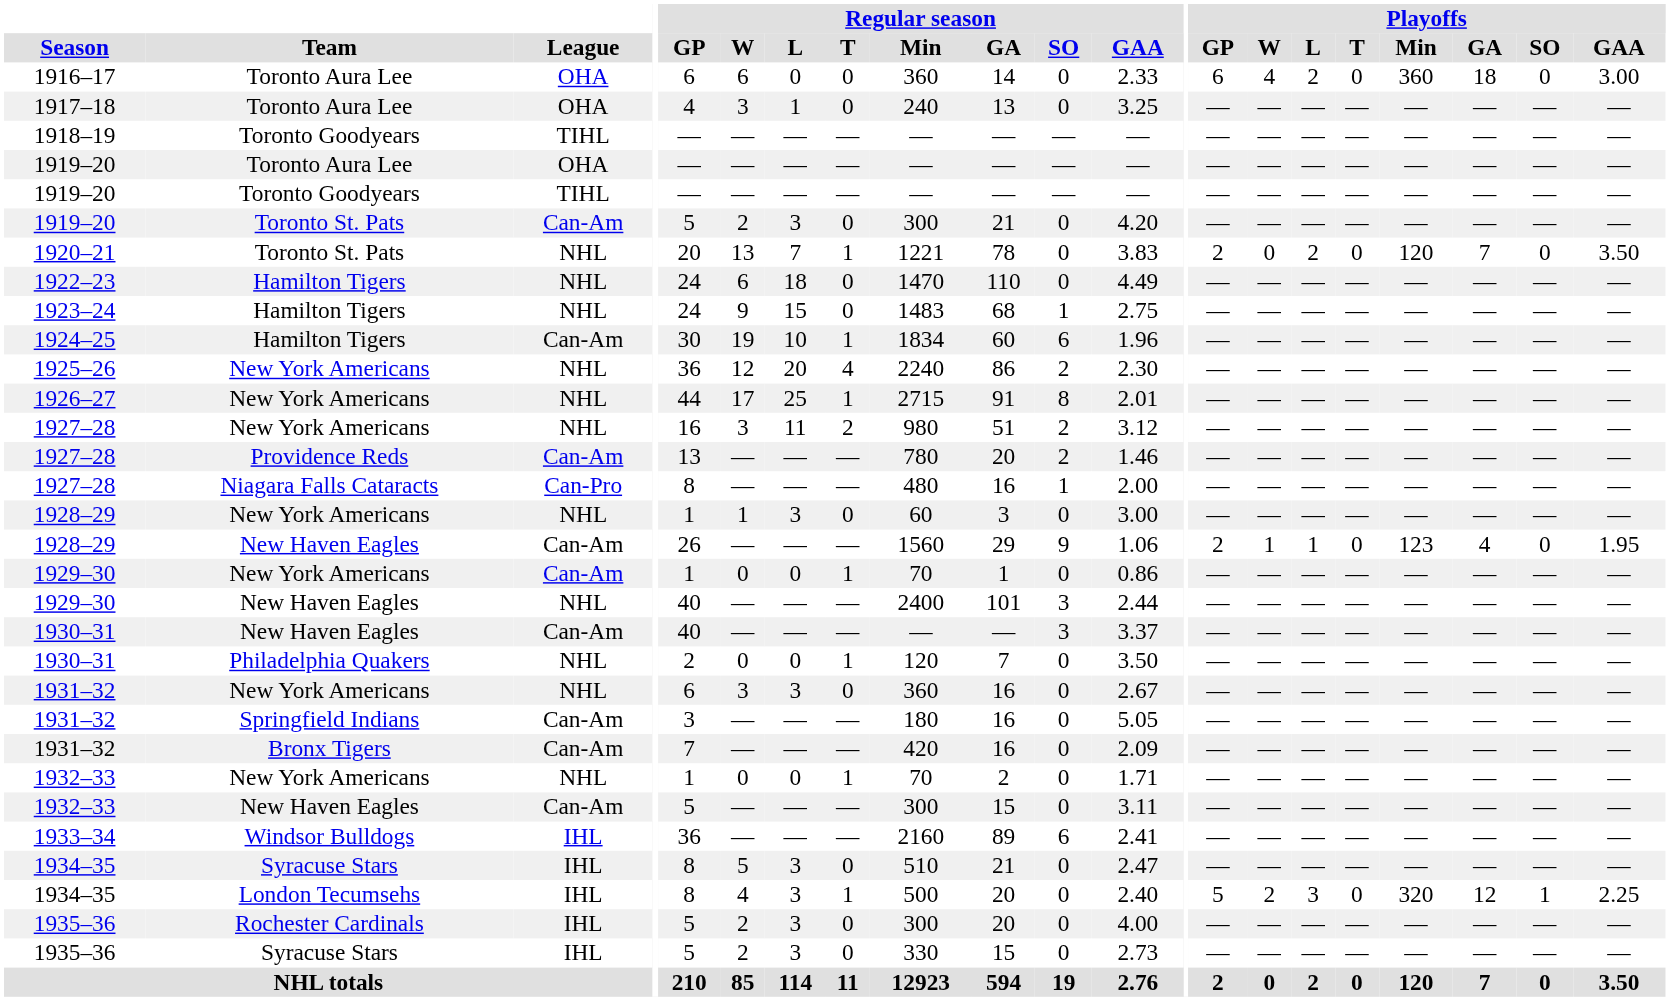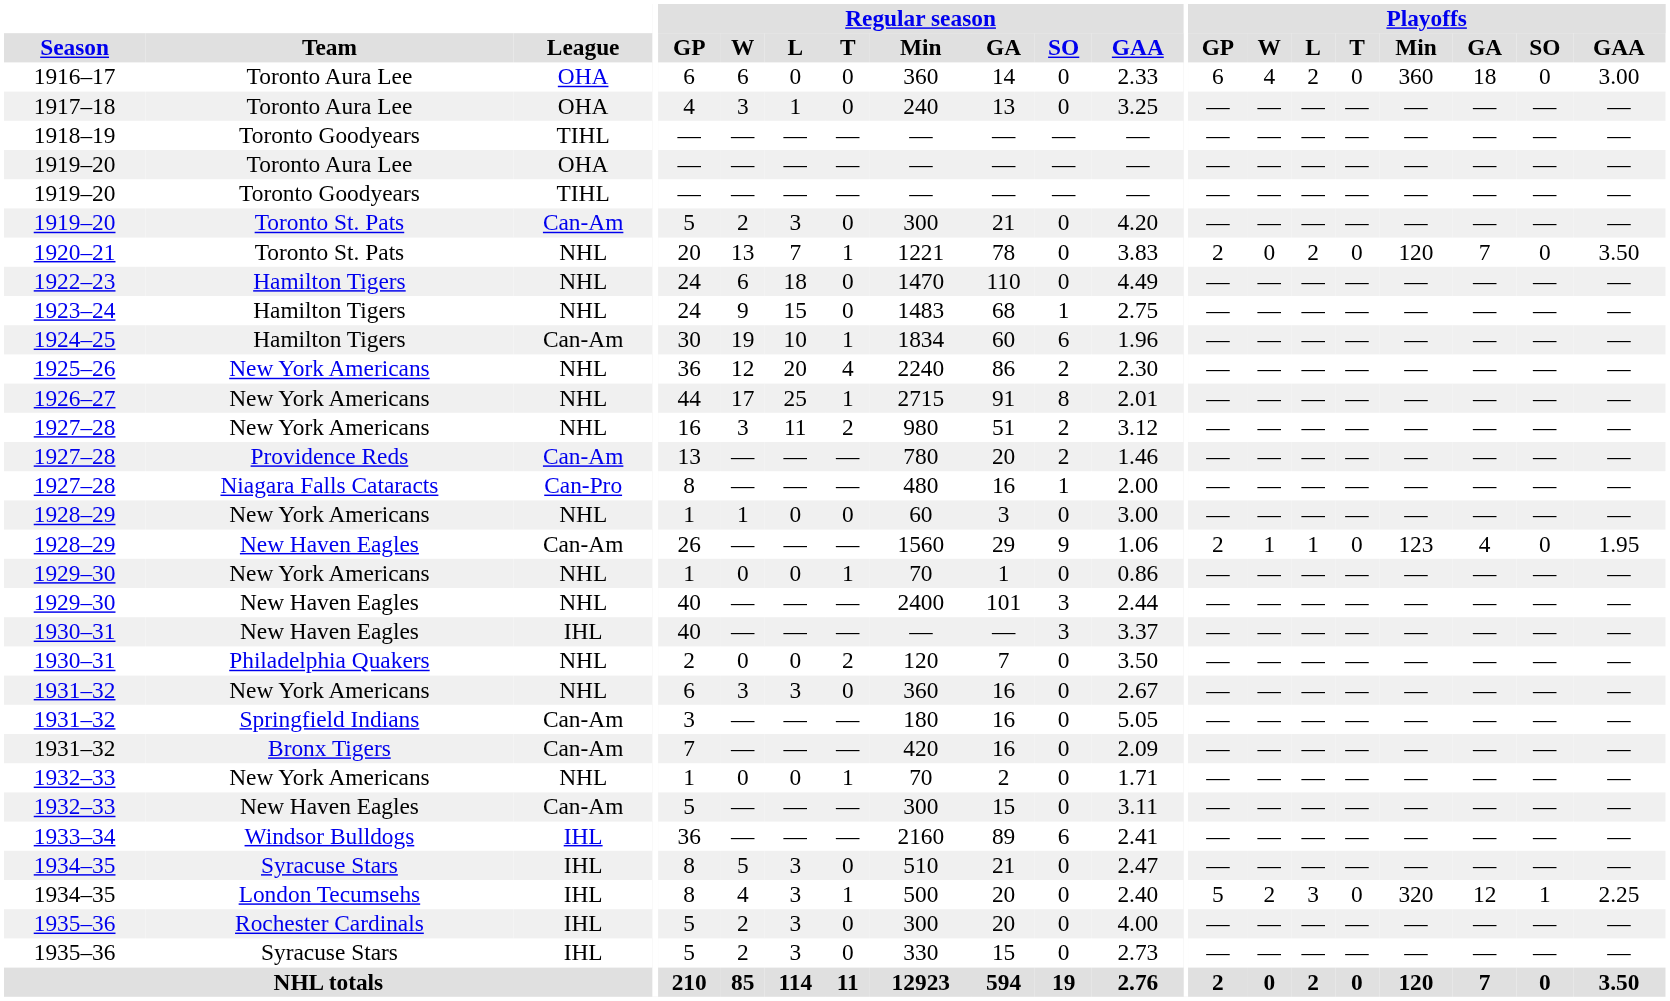(795, 514) 3 -> (795, 514) 0
(583, 573) Can-Am -> (583, 573) NHL
(583, 631) Can-Am -> (583, 631) IHL
(848, 660) 1 -> (848, 660) 2
